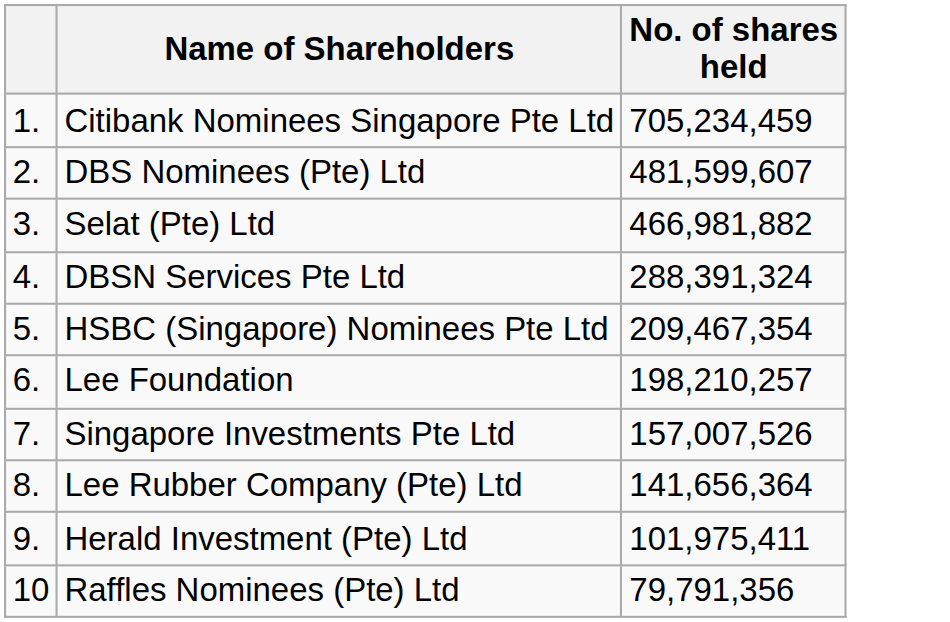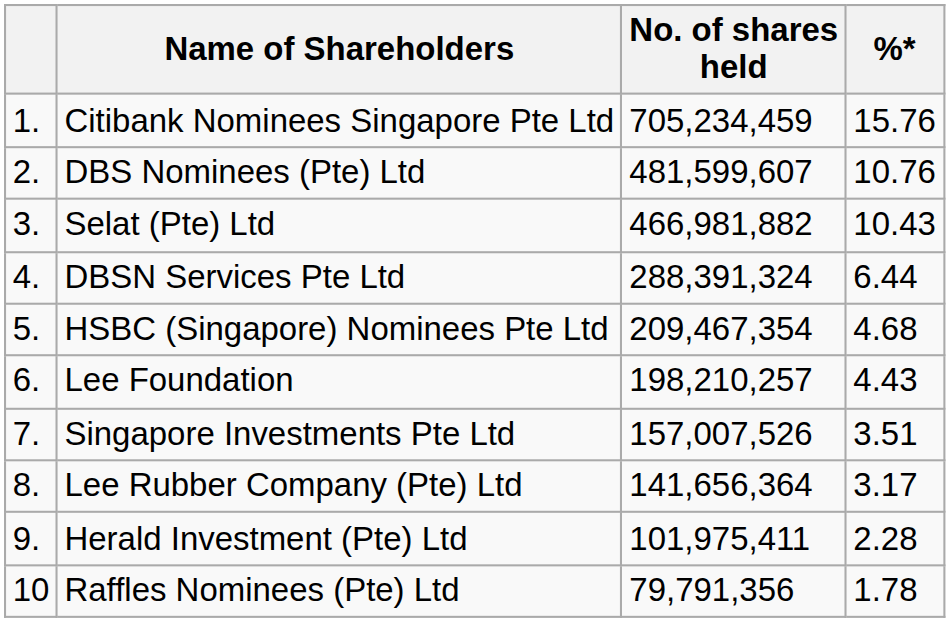+ column: (895, 49)
